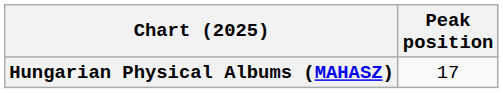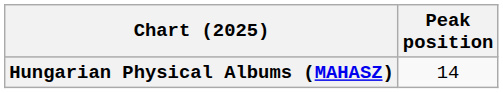(448, 73) 17 -> (448, 73) 14
